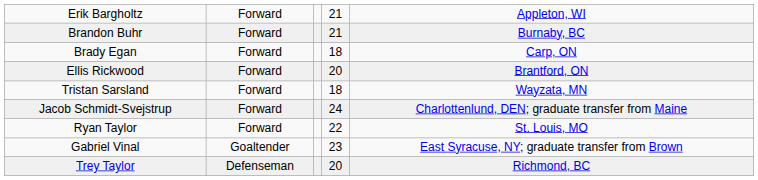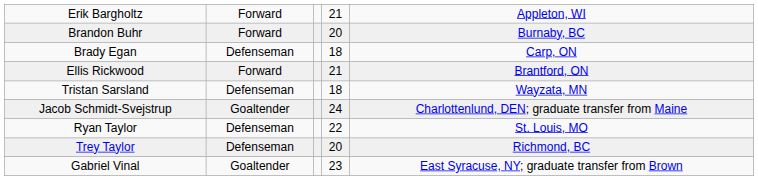(335, 33) 21 -> (335, 33) 20
(260, 52) Forward -> (260, 52) Defenseman
(335, 71) 20 -> (335, 71) 21
(260, 90) Forward -> (260, 90) Defenseman
(260, 109) Forward -> (260, 109) Goaltender
(260, 128) Forward -> (260, 128) Defenseman
rows swapped: (105, 166) <-> (105, 147)
